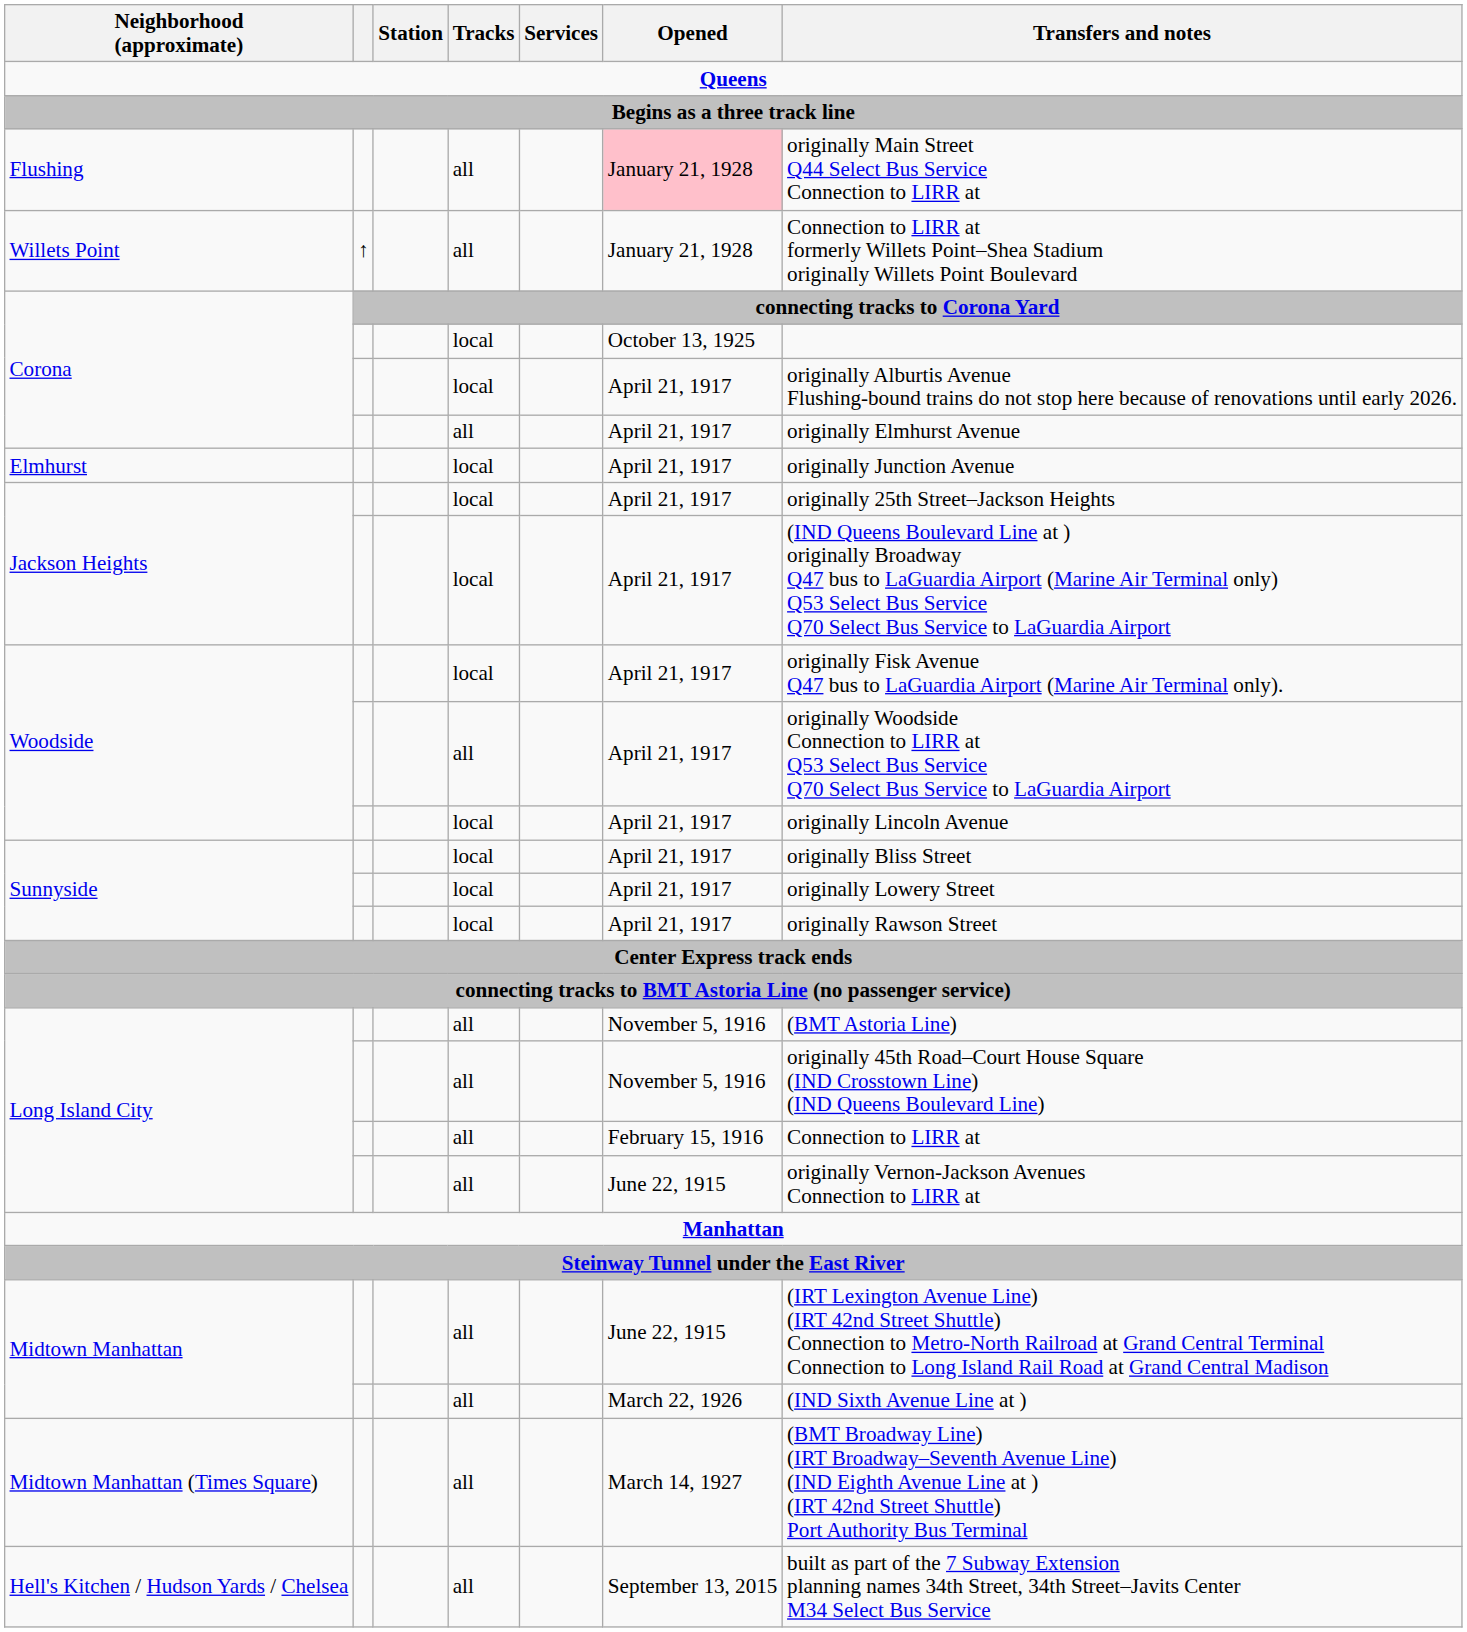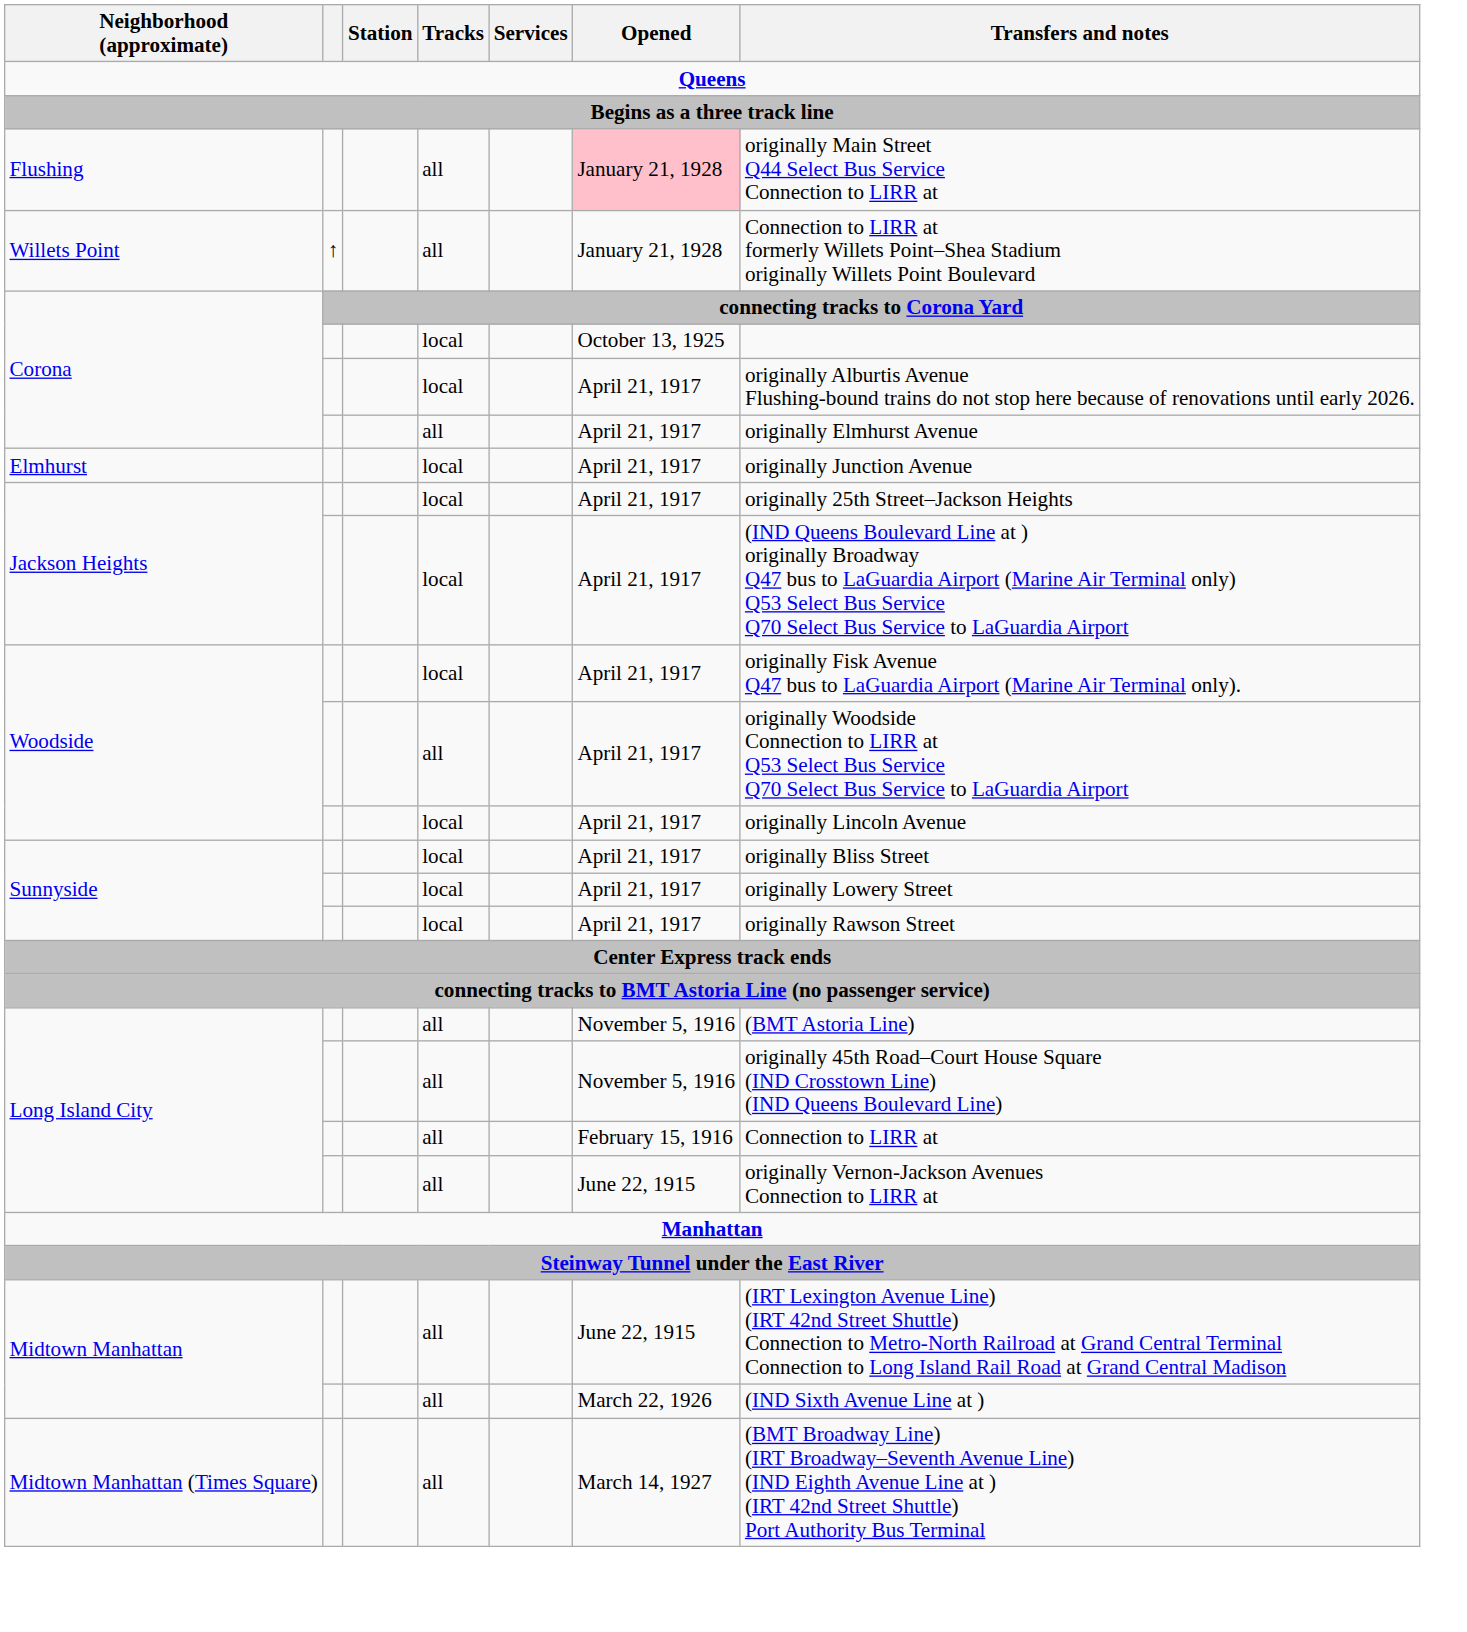- row: (179, 1586)
